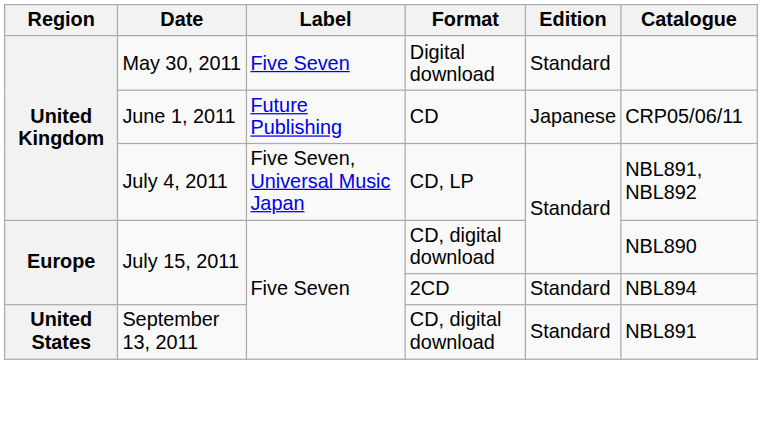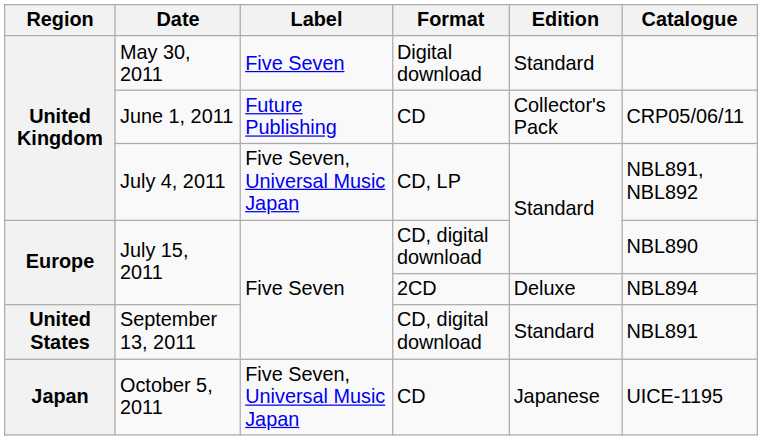(573, 116) Japanese -> (560, 116) Collector's Pack
(570, 289) Standard -> (545, 289) Deluxe
+ row: (166, 396)
